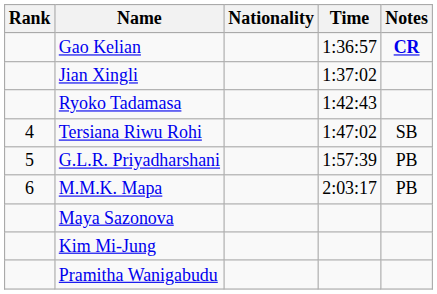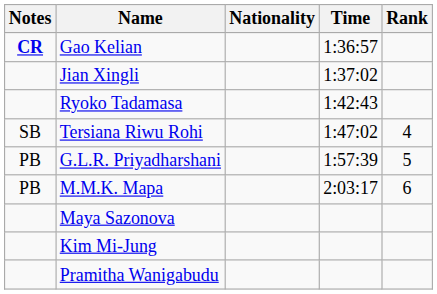columns swapped: (30, 18) <-> (407, 18)
